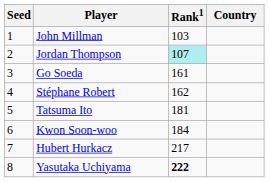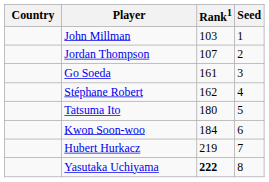columns swapped: (235, 15) <-> (19, 15)
(180, 54) paleturquoise background -> (208, 54) no background
(180, 110) 181 -> (208, 110) 180
(180, 148) 217 -> (208, 148) 219
